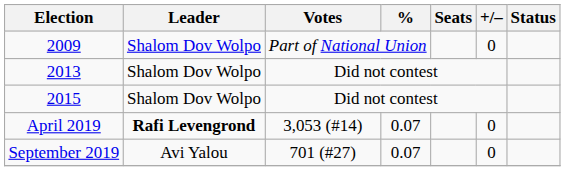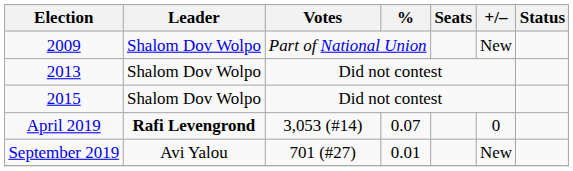(491, 44) 0 -> (496, 44) New
(406, 152) 0.07 -> (406, 152) 0.01
(491, 152) 0 -> (496, 152) New
